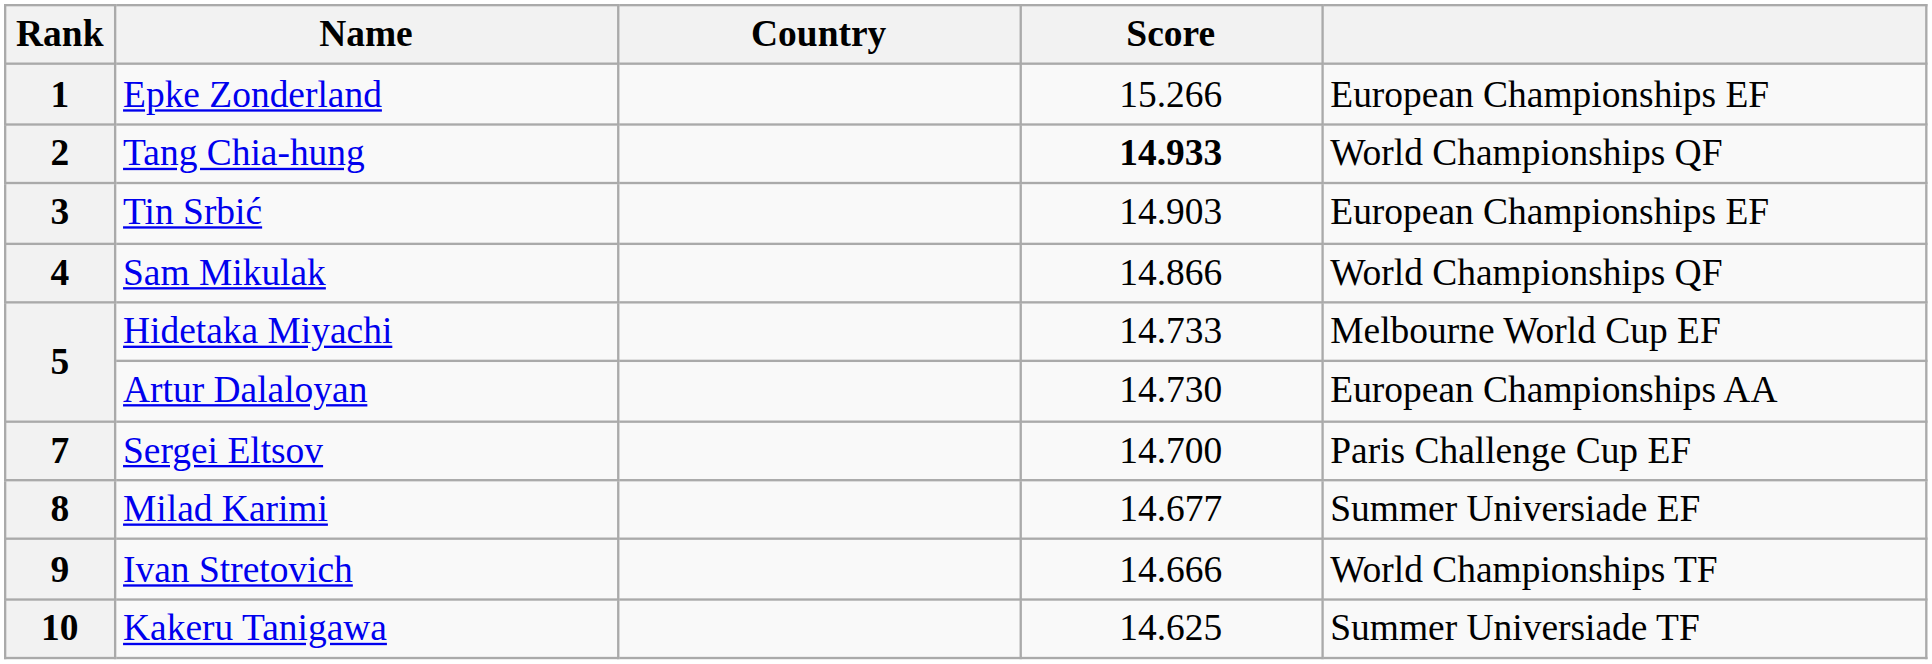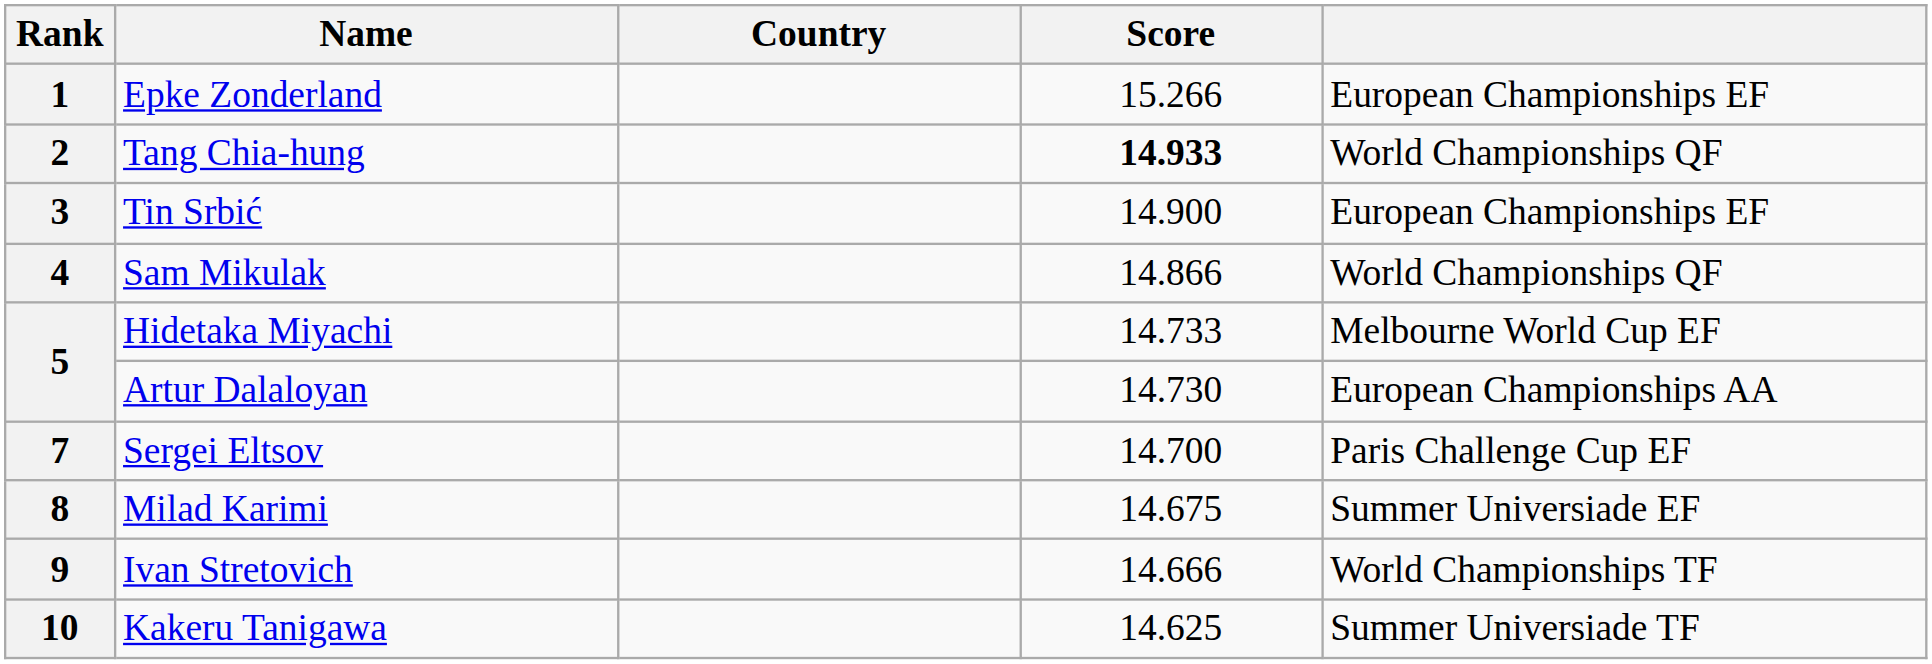(1171, 212) 14.903 -> (1171, 212) 14.900
(1171, 509) 14.677 -> (1171, 509) 14.675
